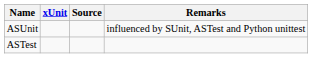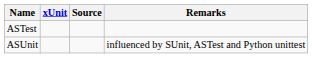rows swapped: (22, 28) <-> (22, 45)
